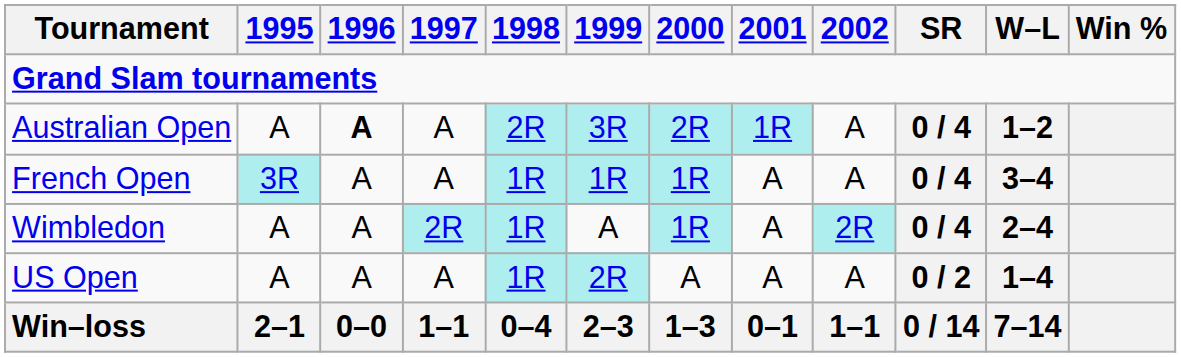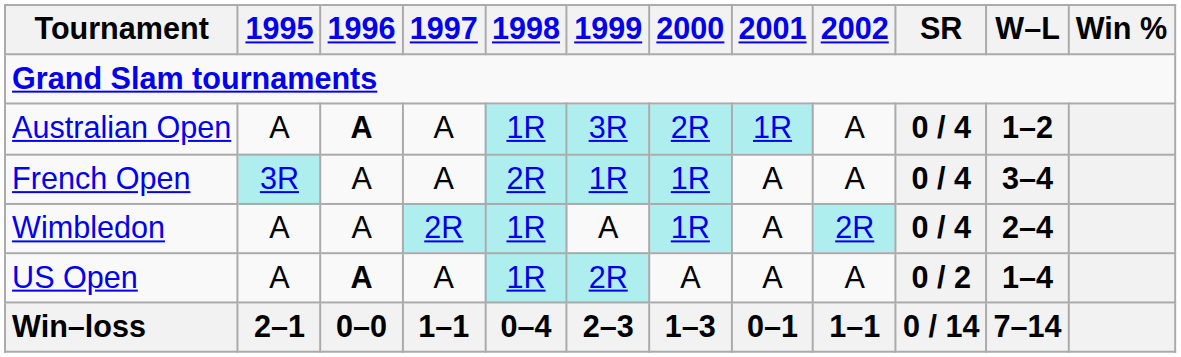(526, 128) 2R -> (526, 128) 1R
(526, 177) 1R -> (526, 177) 2R
(362, 276) normal -> (362, 276) bold
